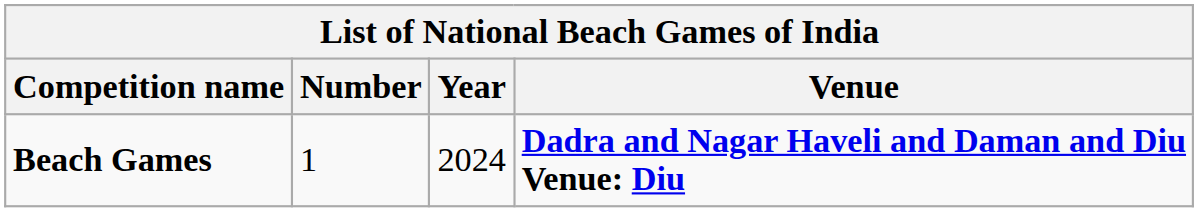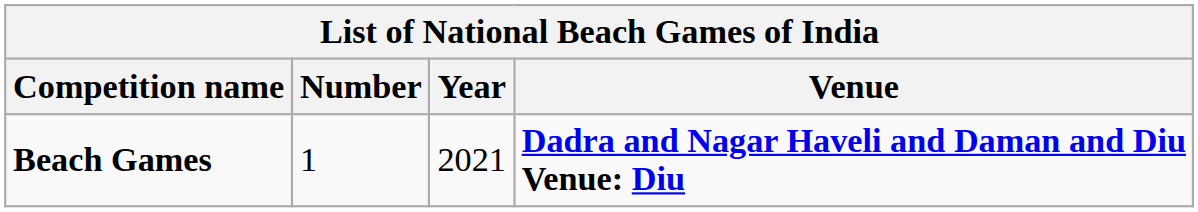(472, 159) 2024 -> (472, 159) 2021
